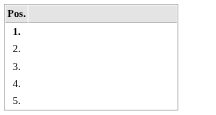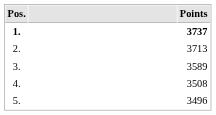+ column: (194, 13)
